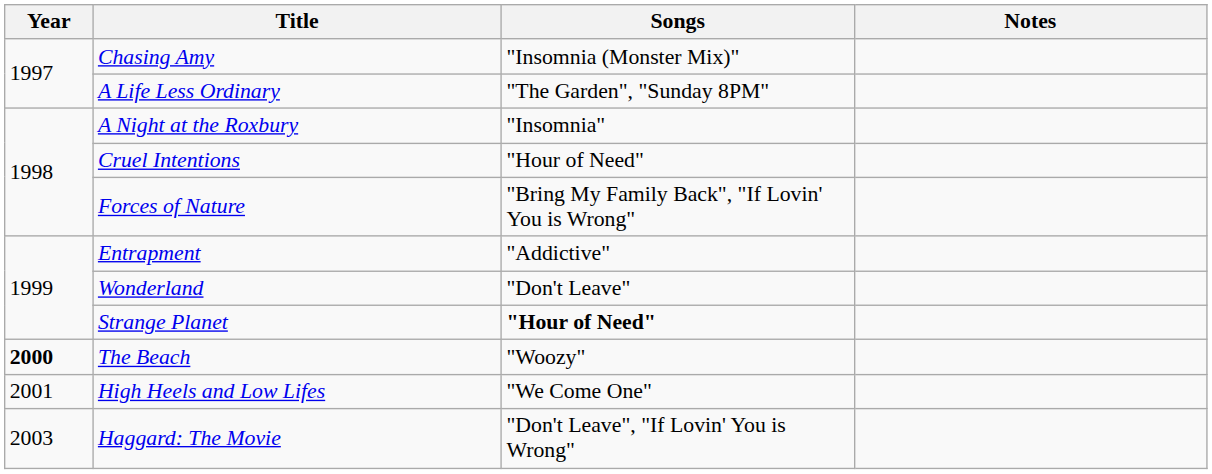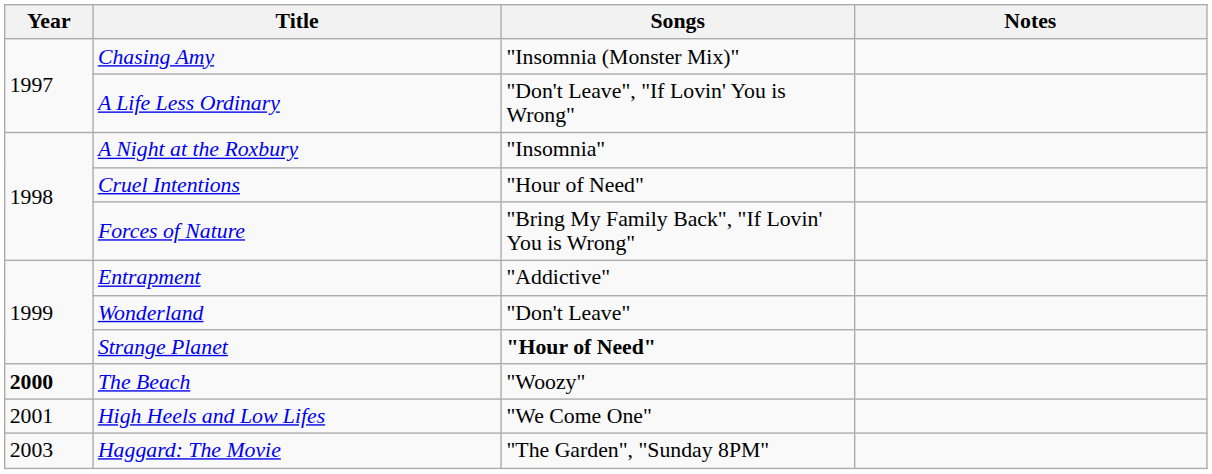(638, 90) "The Garden", "Sunday 8PM" -> (646, 103) "Don't Leave", "If Lovin' You is Wrong"
(646, 438) "Don't Leave", "If Lovin' You is Wrong" -> (638, 450) "The Garden", "Sunday 8PM"
